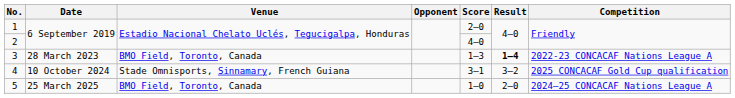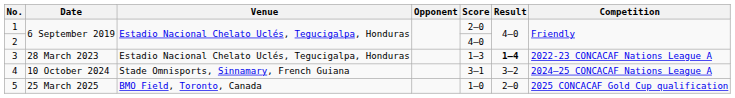(191, 56) BMO Field, Toronto, Canada -> (264, 56) Estadio Nacional Chelato Uclés, Tegucigalpa, Honduras
(630, 71) 2025 CONCACAF Gold Cup qualification -> (622, 71) 2024–25 CONCACAF Nations League A
(622, 86) 2024–25 CONCACAF Nations League A -> (630, 86) 2025 CONCACAF Gold Cup qualification
